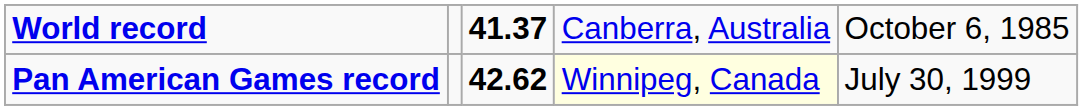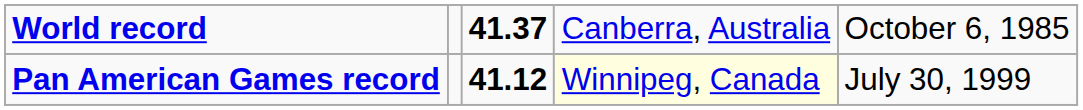(508, 79) 42.62 -> (508, 79) 41.12
